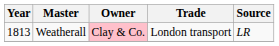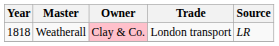(19, 32) 1813 -> (19, 32) 1818
